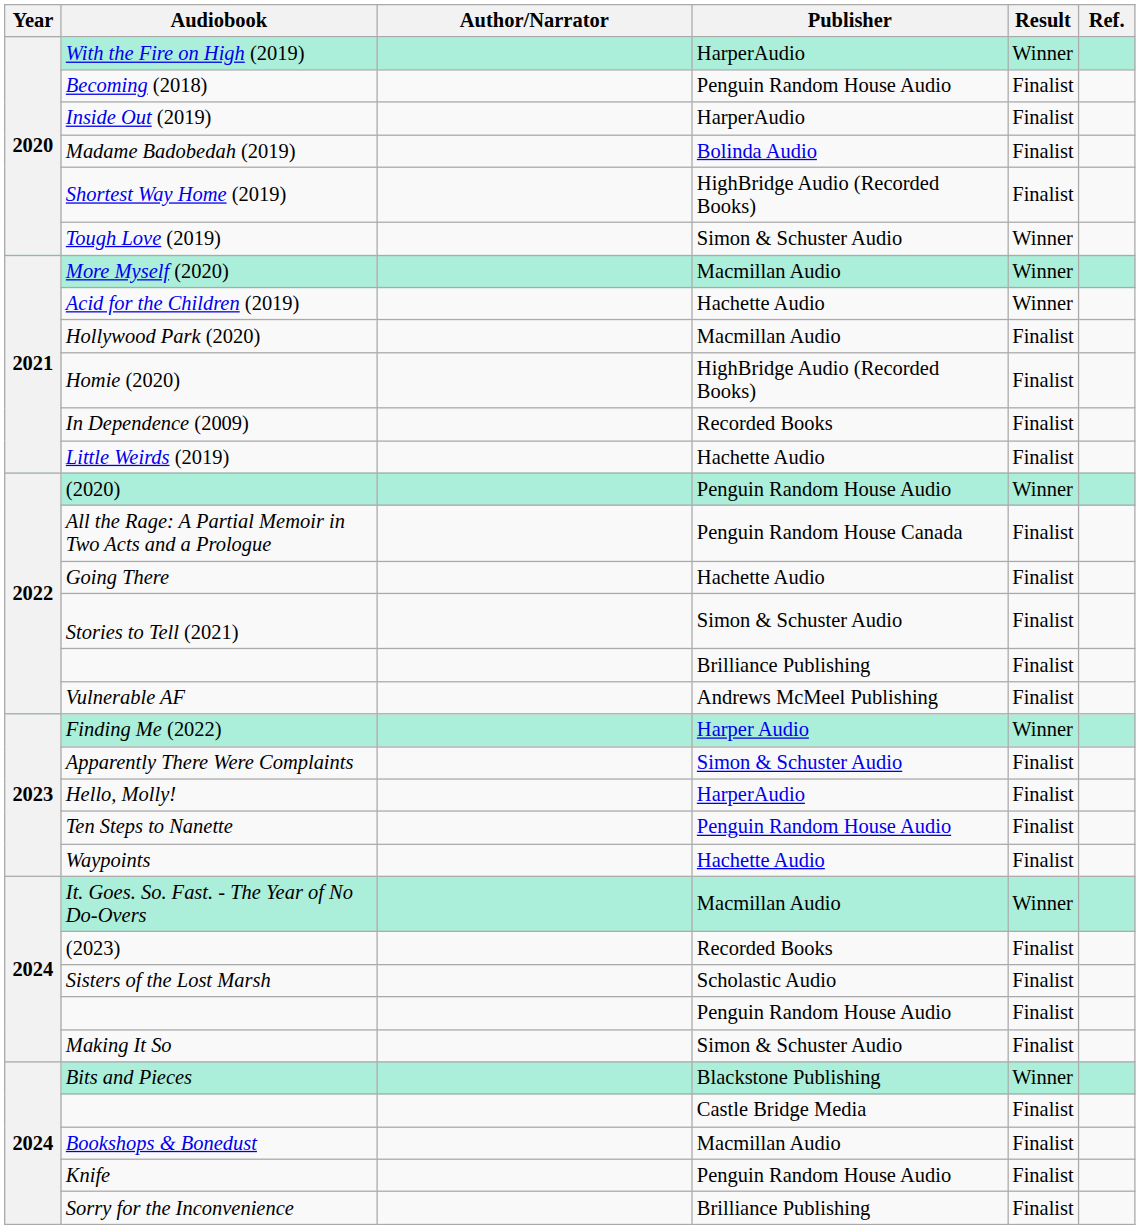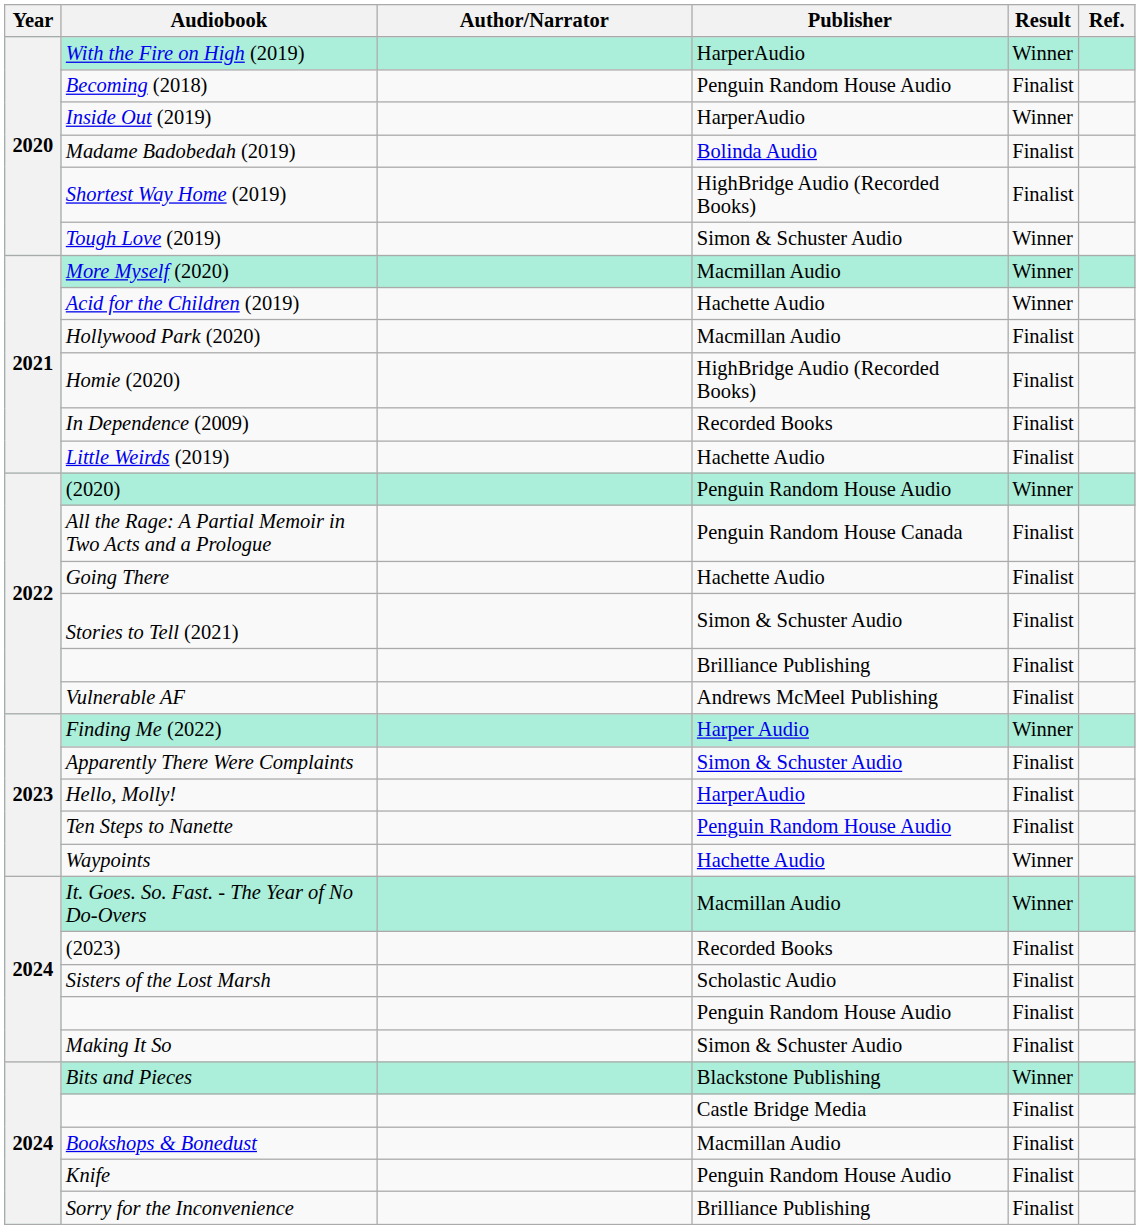(1043, 118) Finalist -> (1043, 118) Winner
(1043, 859) Finalist -> (1043, 859) Winner
